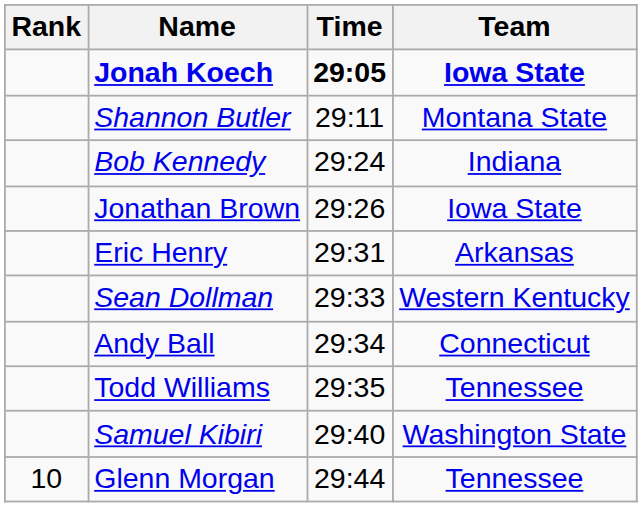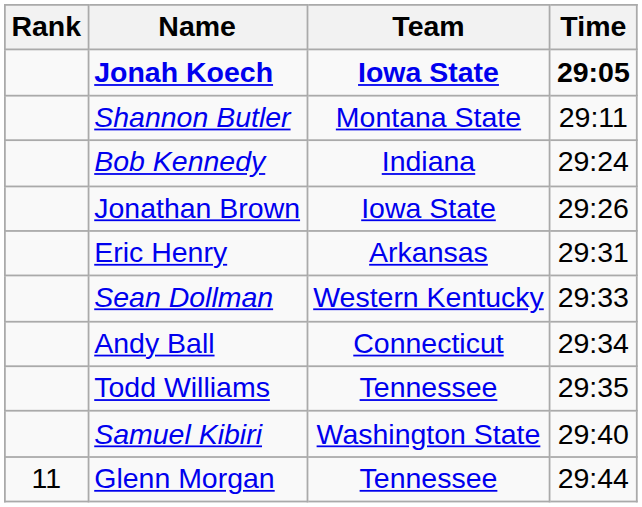columns swapped: (514, 27) <-> (350, 27)
(46, 478) 10 -> (46, 478) 11
